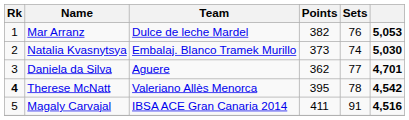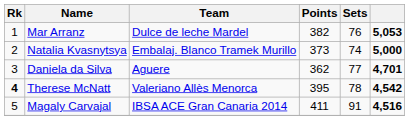(387, 50) 5,030 -> (387, 50) 5,000
